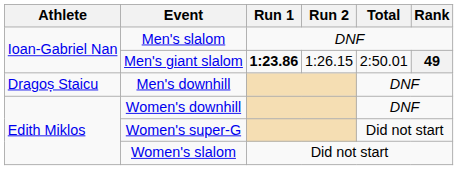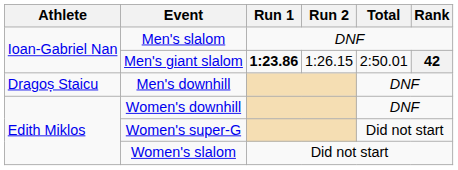(432, 61) 49 -> (432, 61) 42
